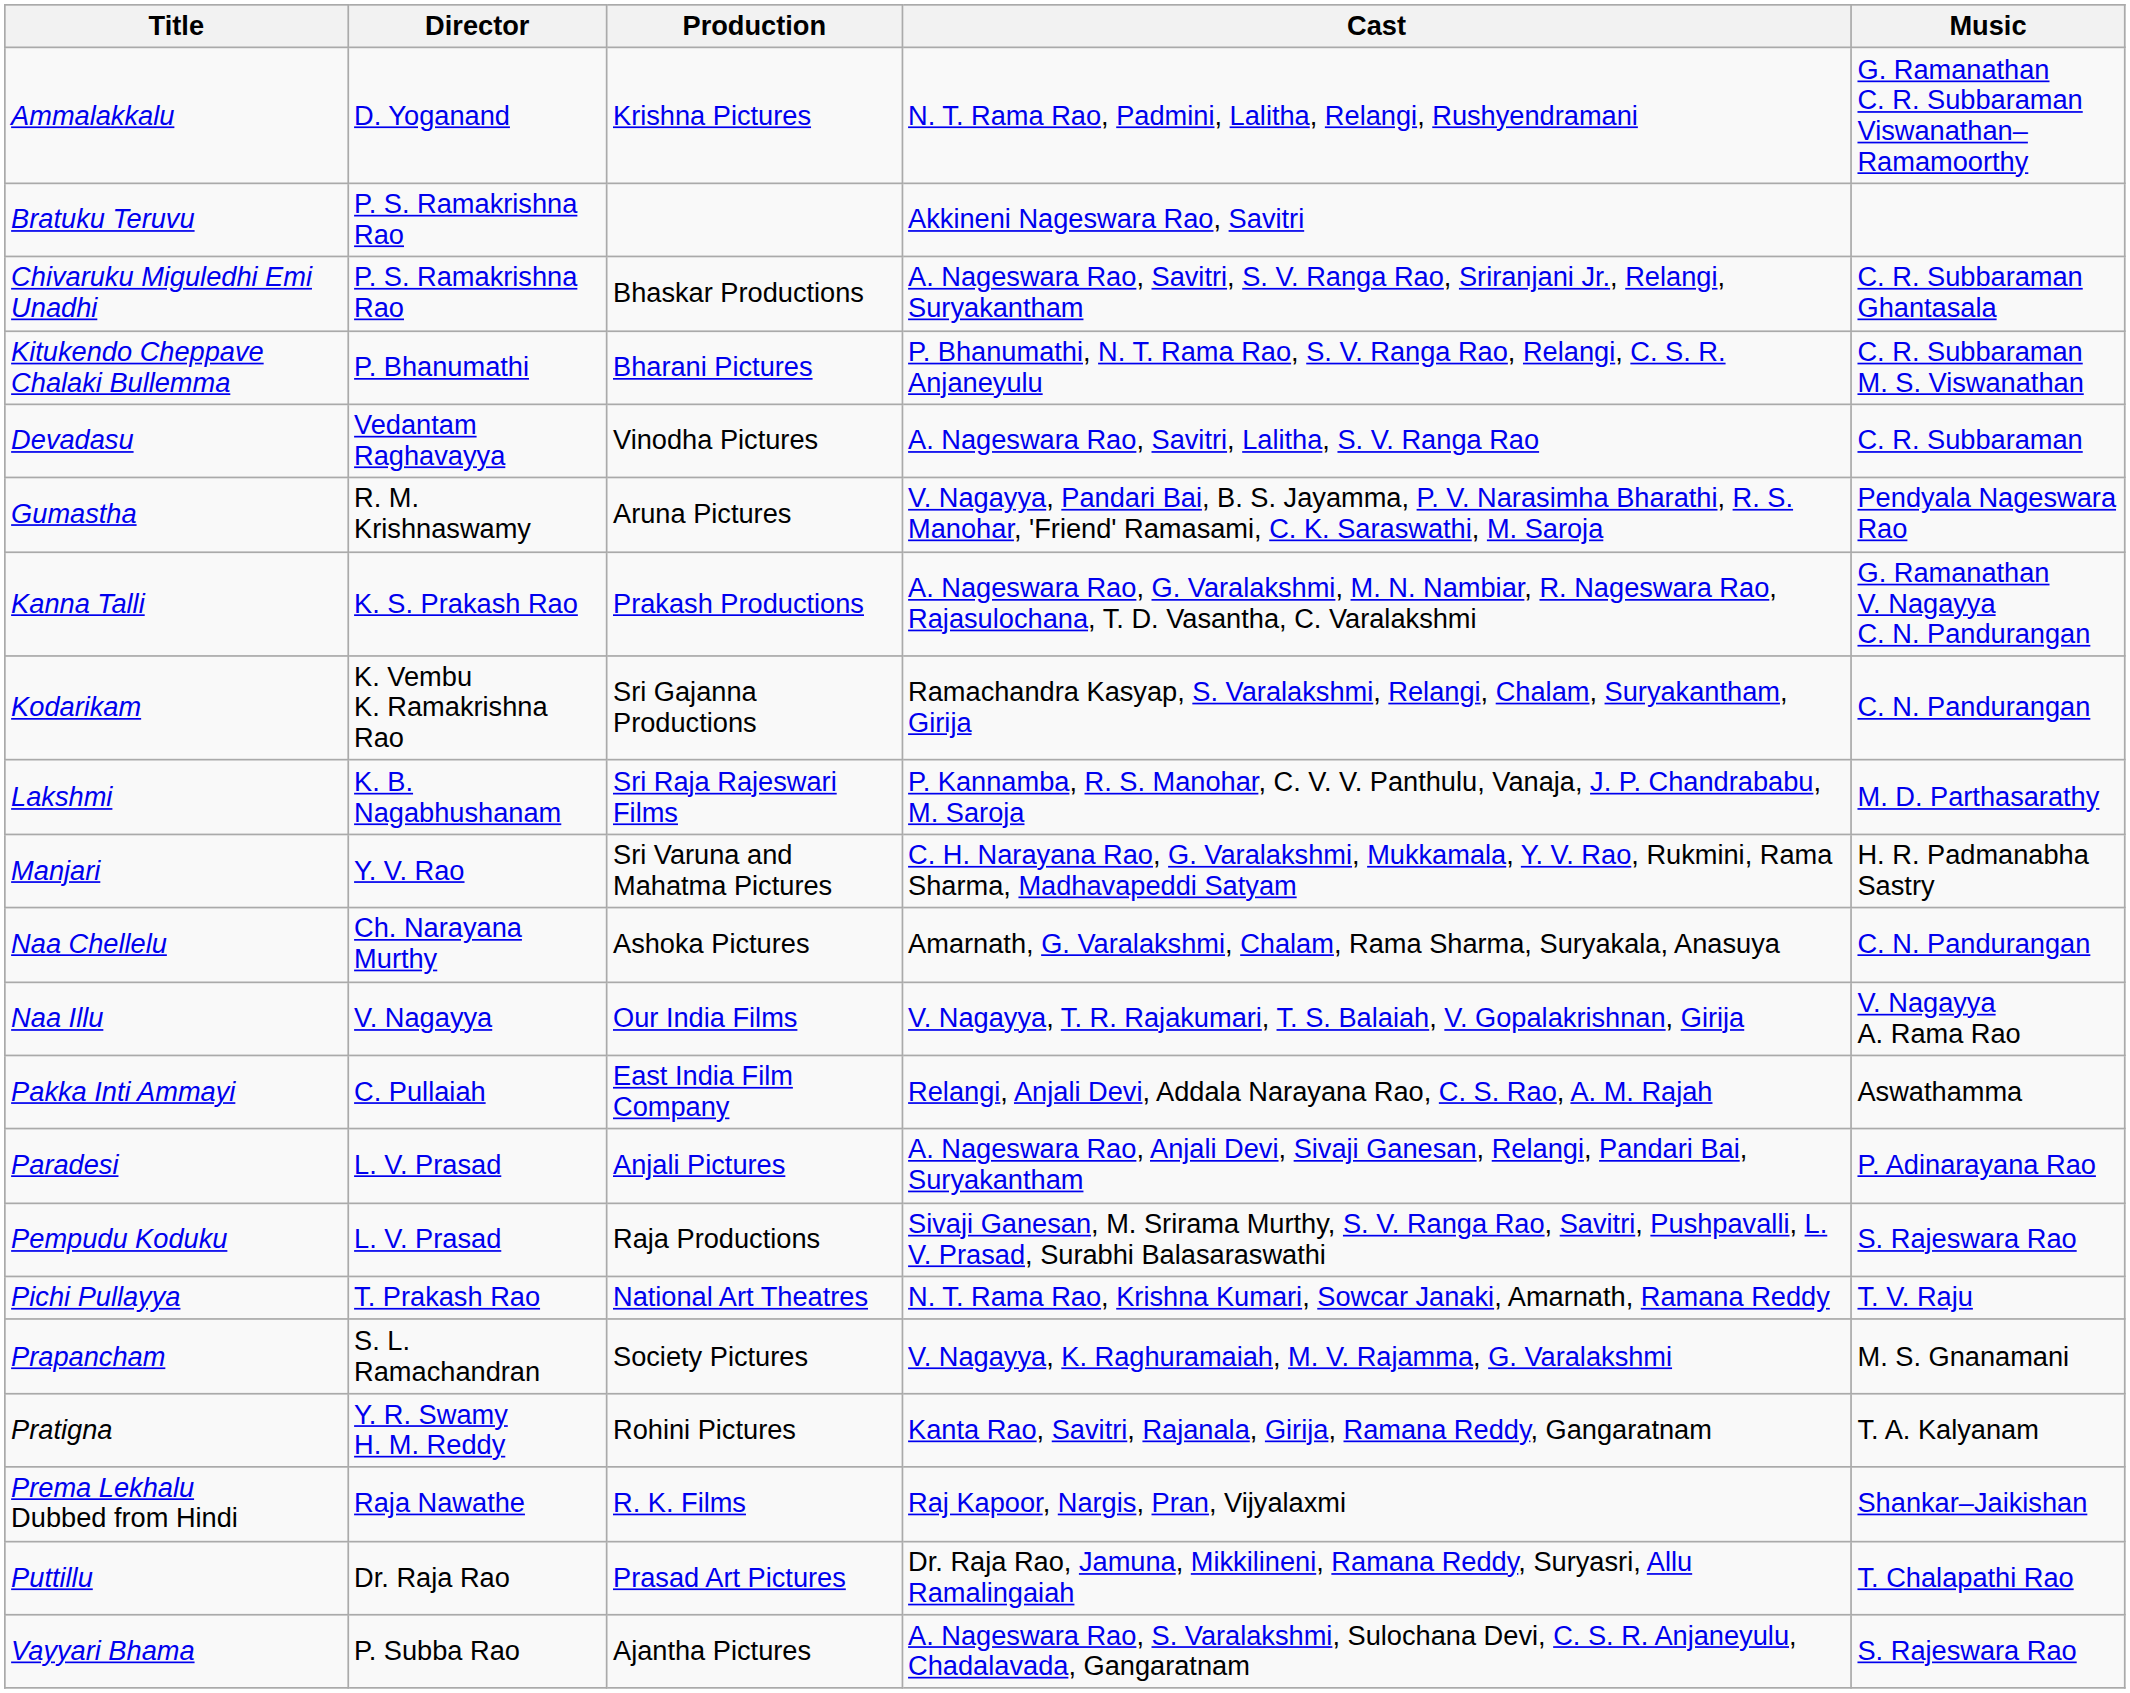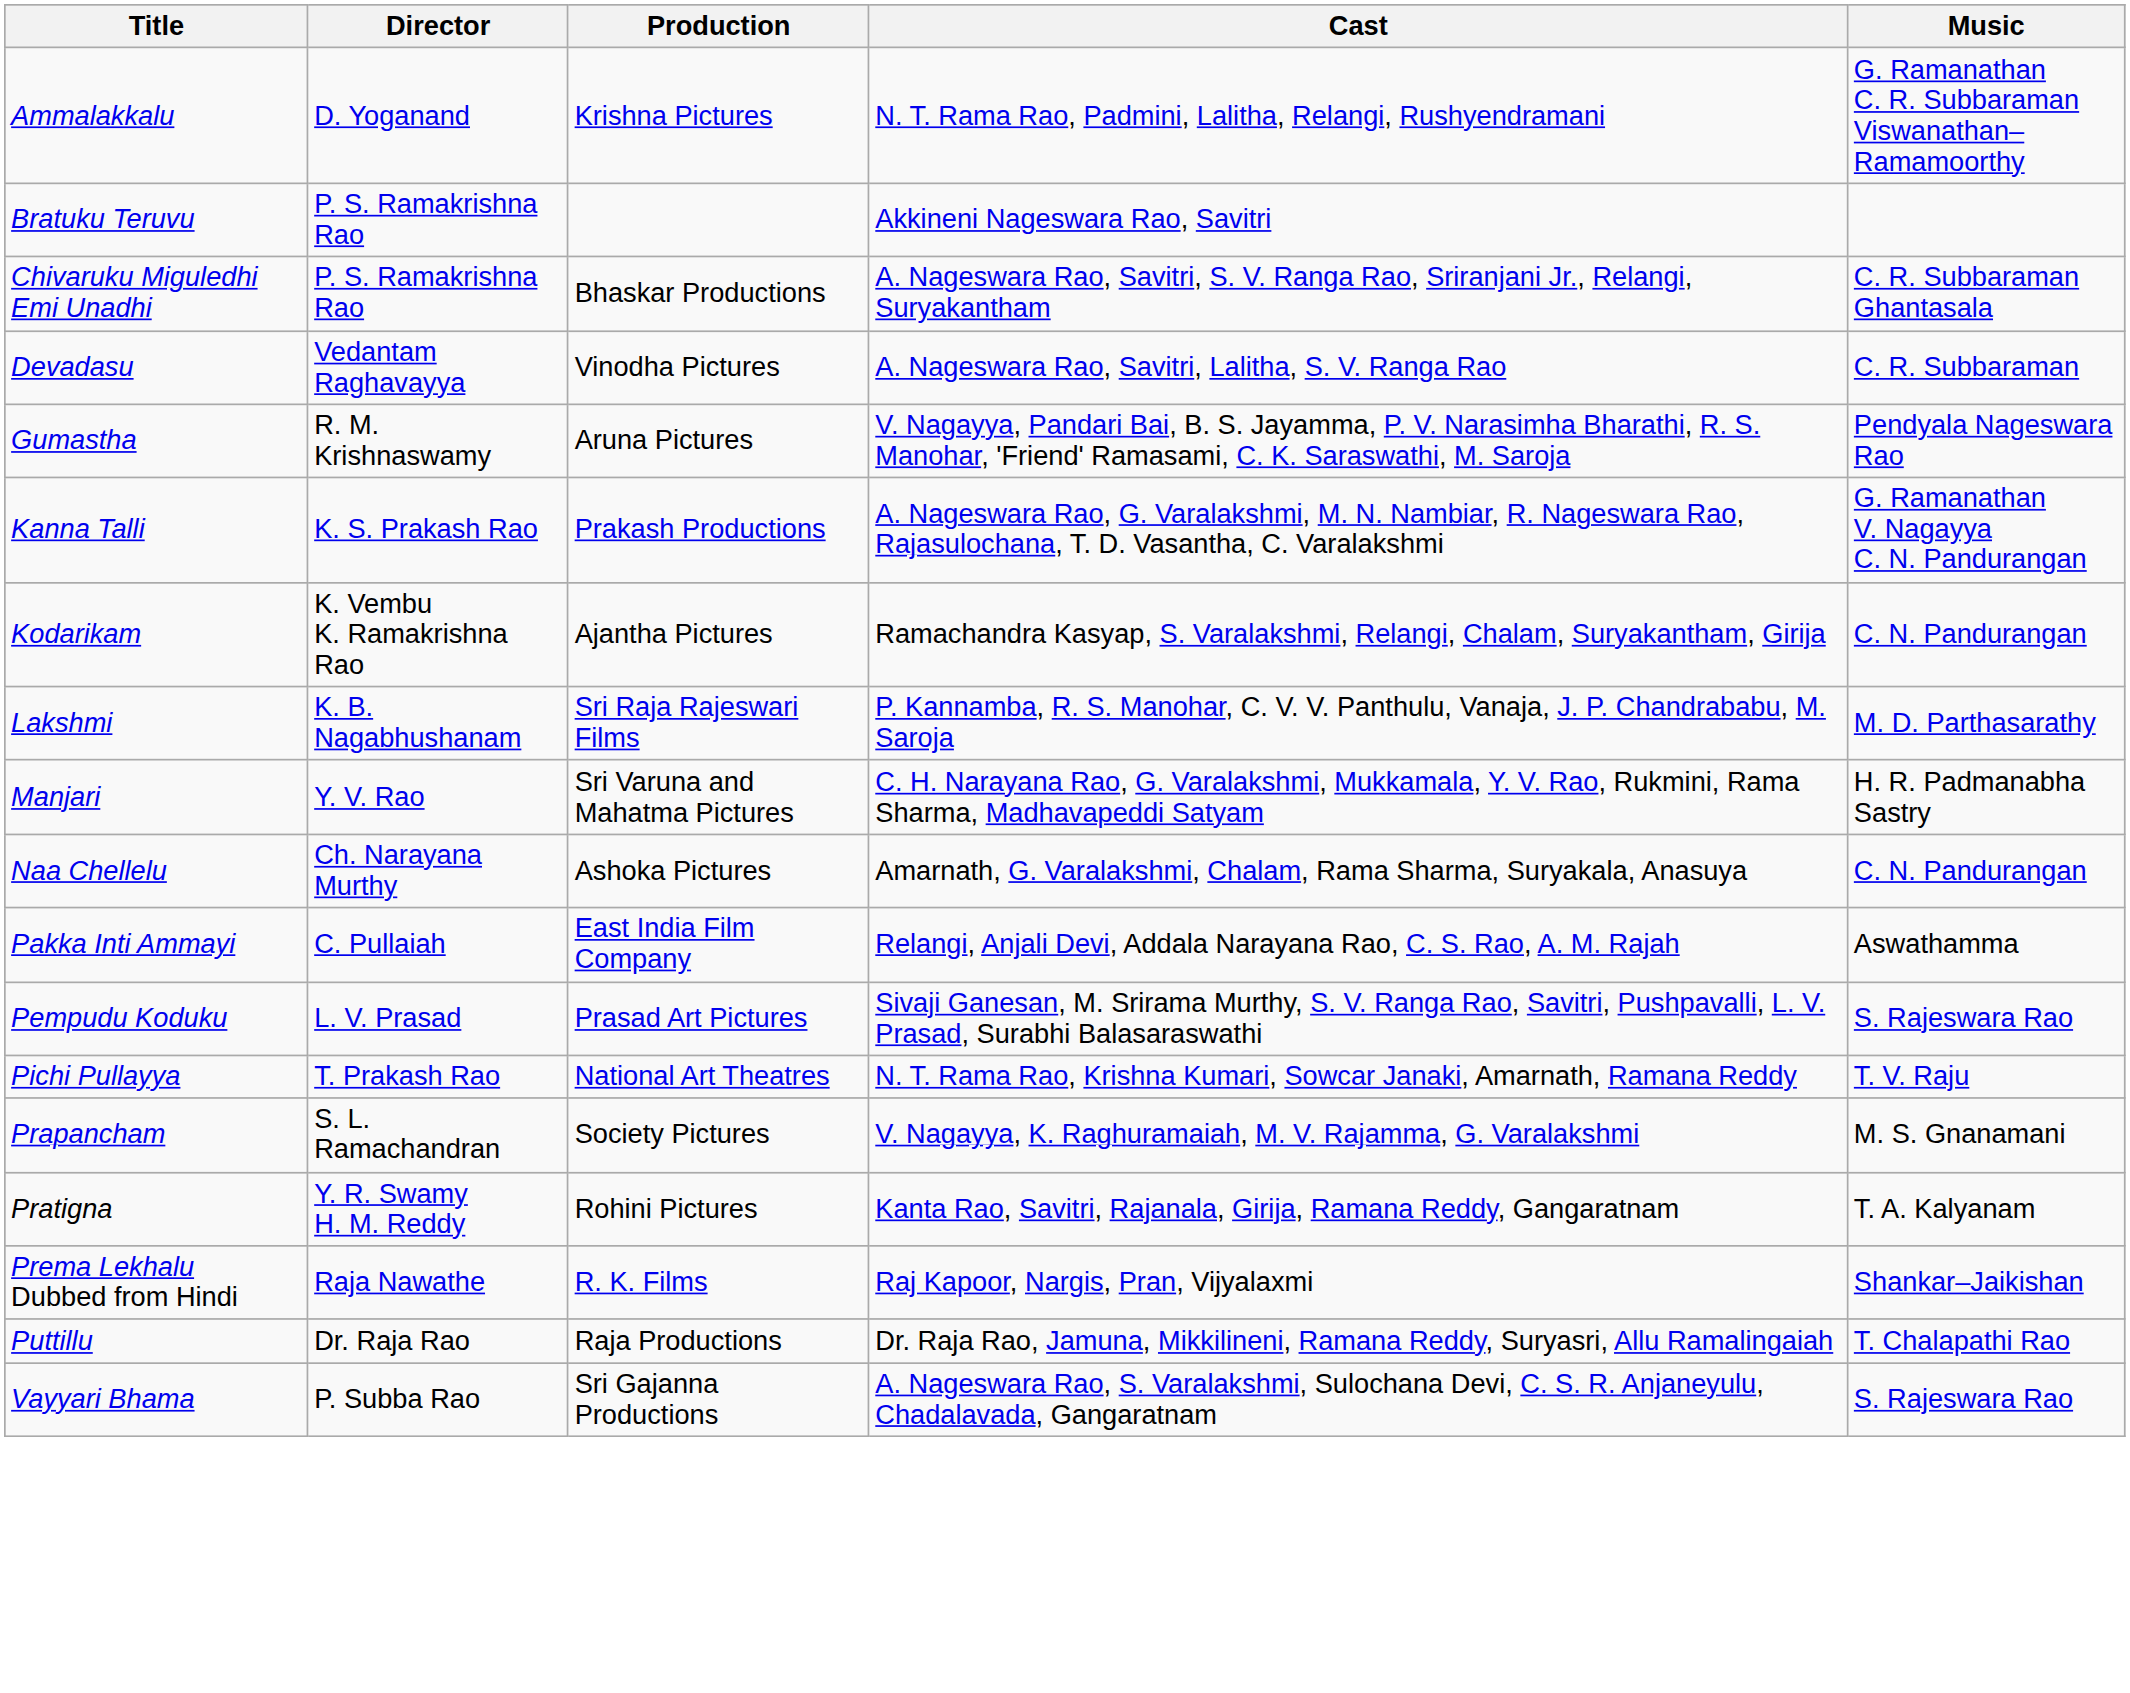- row: (137, 366)
(685, 707) Sri Gajanna Productions -> (674, 634) Ajantha Pictures
- row: (57, 1018)
- row: (65, 1165)
(717, 1239) Raja Productions -> (691, 1018) Prasad Art Pictures
(729, 1577) Prasad Art Pictures -> (678, 1340) Raja Productions
(712, 1651) Ajantha Pictures -> (646, 1399) Sri Gajanna Productions
